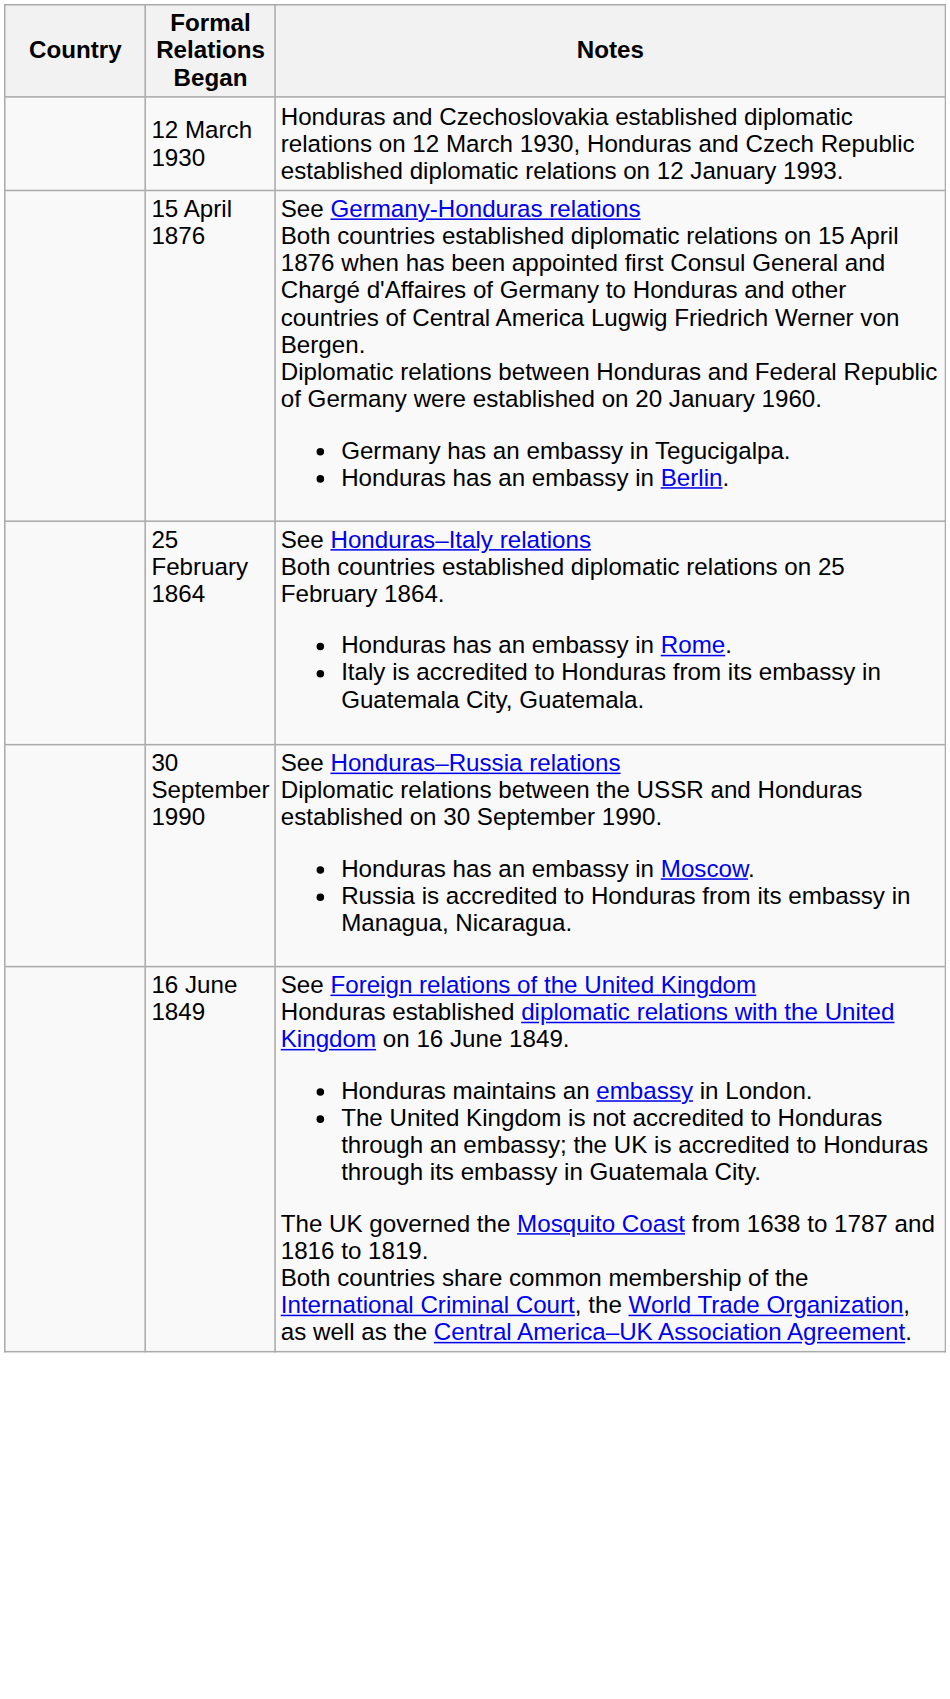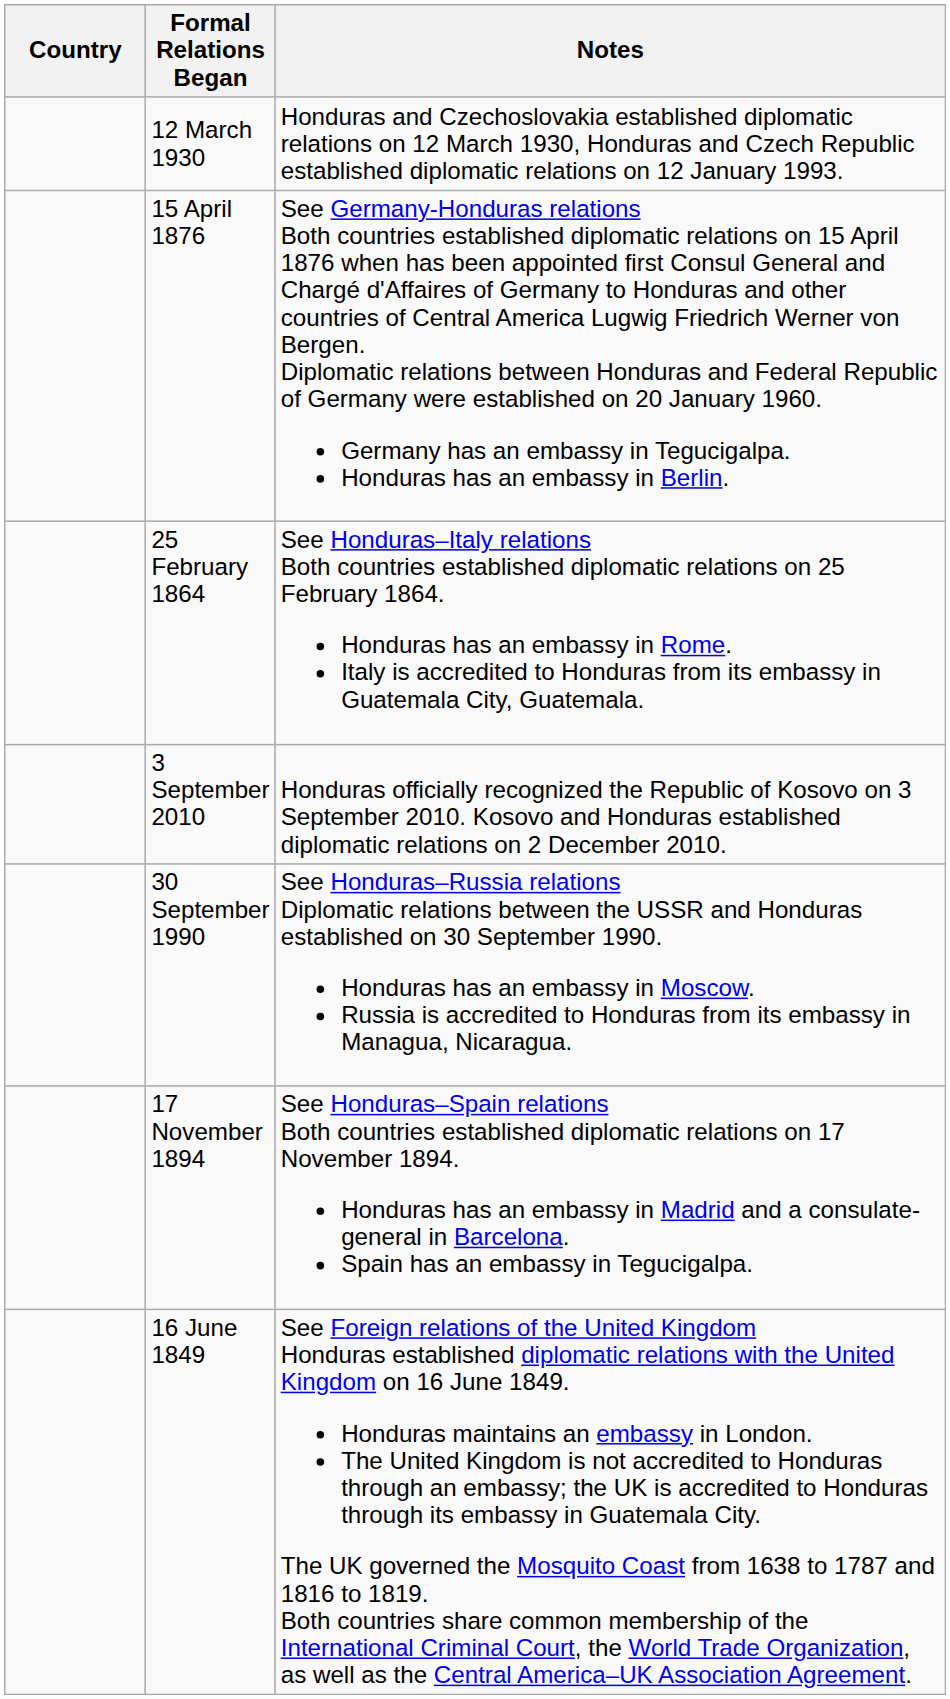+ row: (211, 789)
+ row: (207, 1132)
